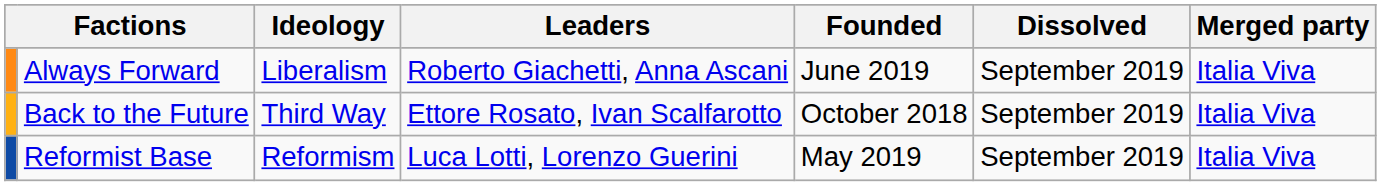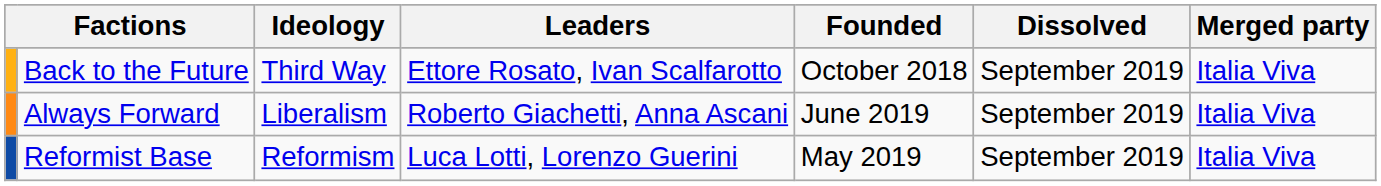rows swapped: (122, 69) <-> (136, 113)
